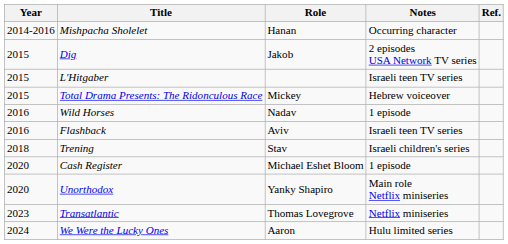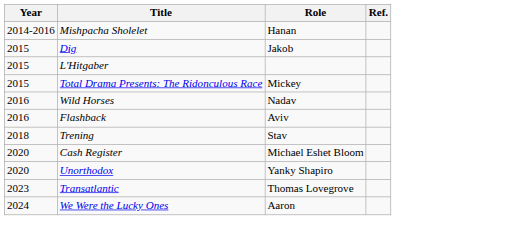- column: (423, 13)
